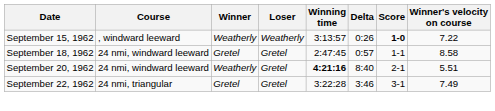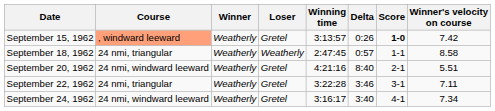(139, 38) no background -> (139, 38) lightsalmon background
(282, 38) Weatherly -> (274, 38) Gretel
(449, 38) 7.22 -> (449, 38) 7.42
(153, 53) 24 nmi, windward leeward -> (135, 53) 24 nmi, triangular
(226, 53) Gretel -> (235, 53) Weatherly
(274, 53) Gretel -> (282, 53) Weatherly
(330, 68) bold -> (330, 68) normal
(226, 83) Gretel -> (235, 83) Weatherly
(449, 83) 7.49 -> (449, 83) 7.11
+ row: (50, 99)
